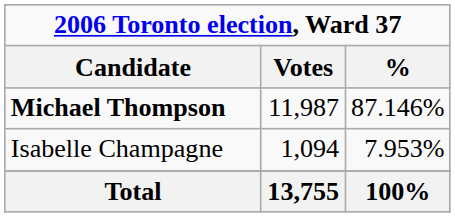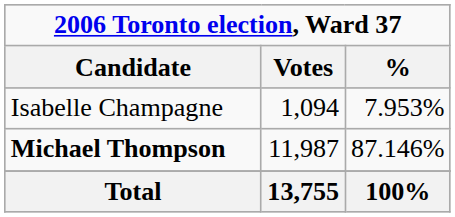rows swapped: (118, 107) <-> (117, 149)
